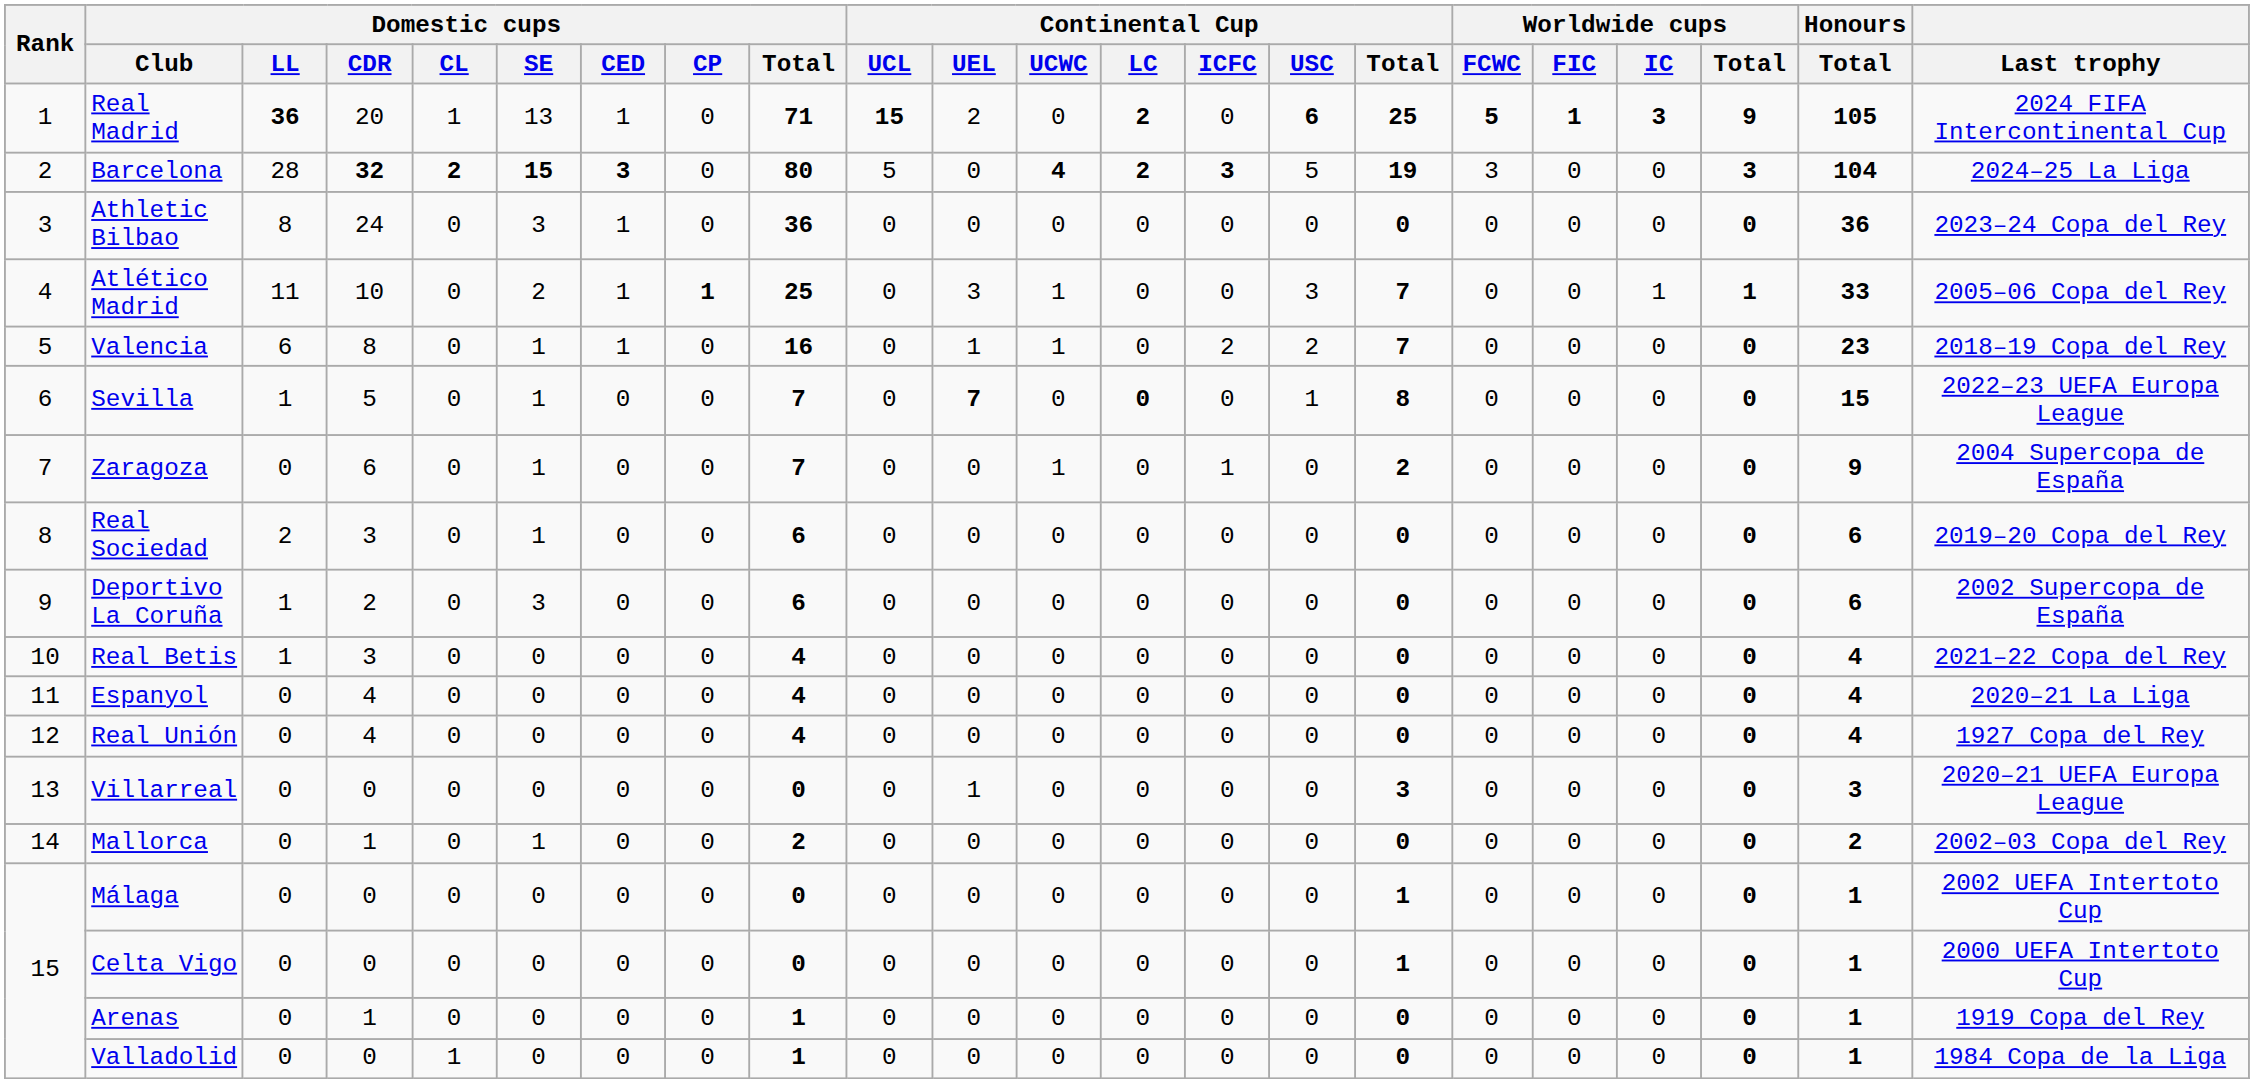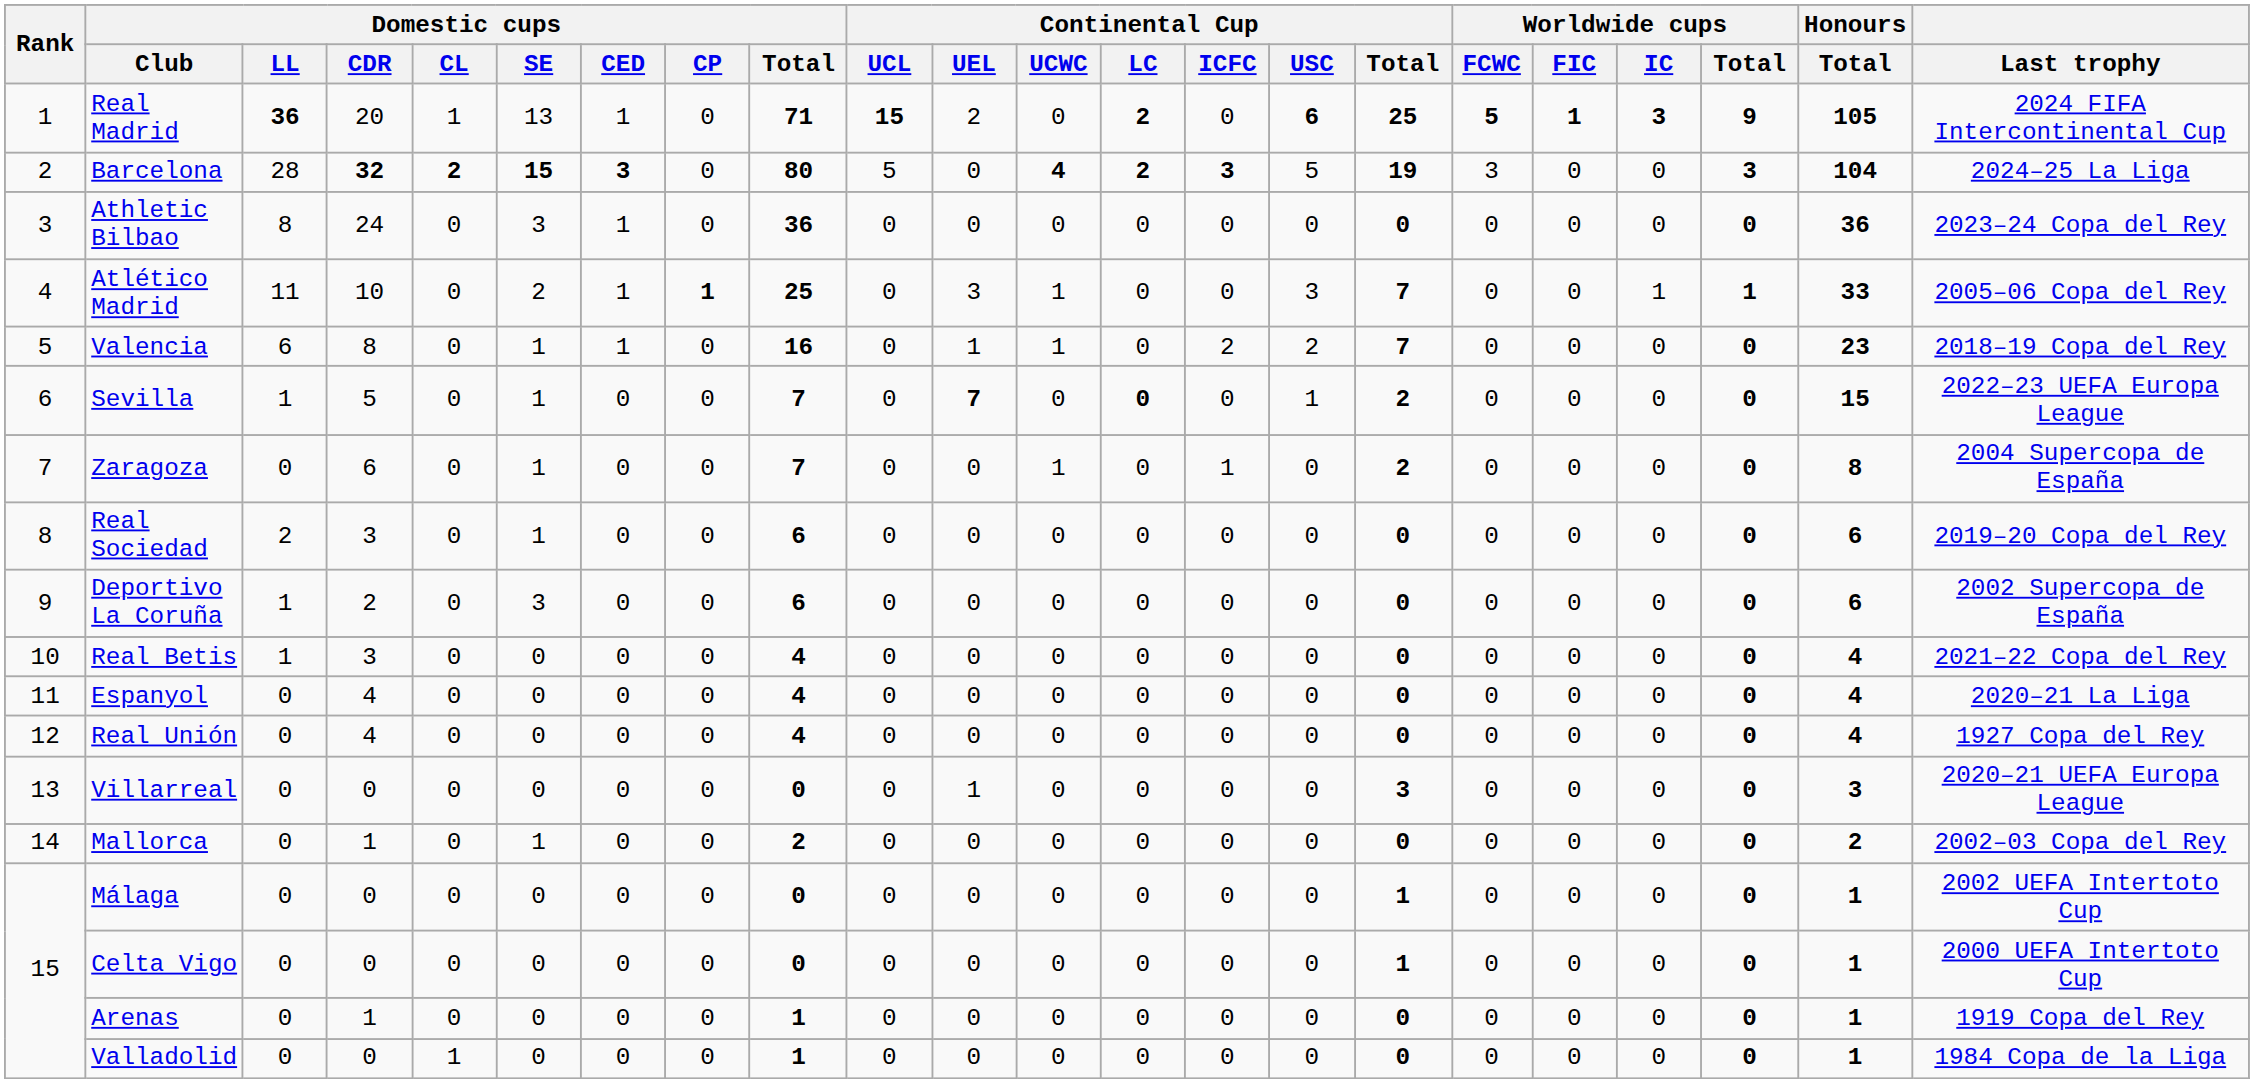(1403, 400) 8 -> (1403, 400) 2
(1855, 468) 9 -> (1855, 468) 8
